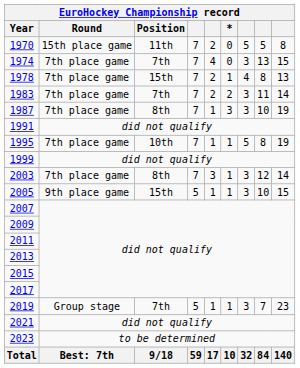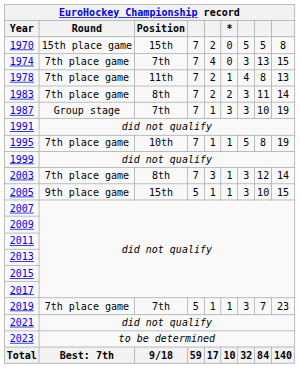(161, 45) 11th -> (161, 45) 15th
(161, 78) 15th -> (161, 78) 11th
(161, 94) 7th -> (161, 94) 8th
(87, 110) 7th place game -> (87, 110) Group stage
(161, 110) 8th -> (161, 110) 7th
(87, 306) Group stage -> (87, 306) 7th place game
